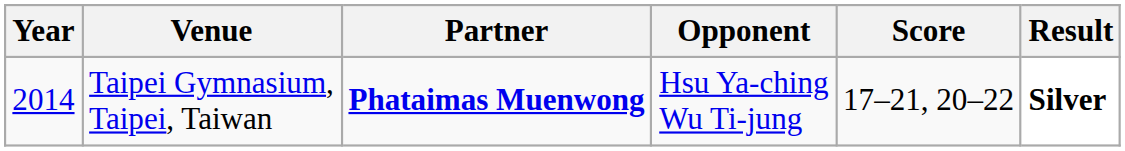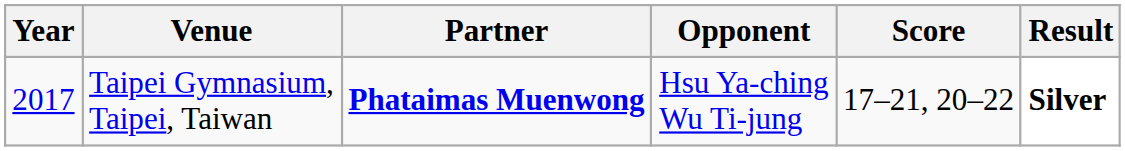(43, 100) 2014 -> (43, 100) 2017
